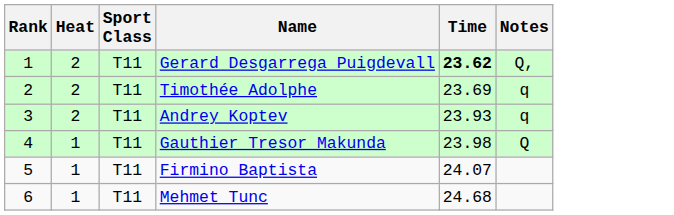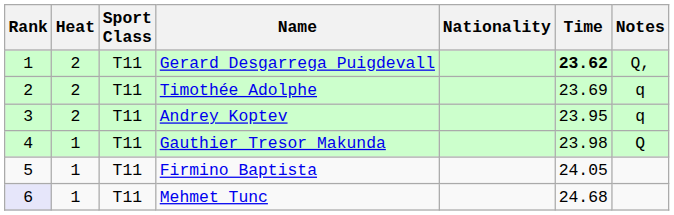+ column: (497, 27)
(467, 117) 23.93 -> (583, 117) 23.95
(467, 170) 24.07 -> (583, 170) 24.05
(28, 197) no background -> (28, 197) lavender background
